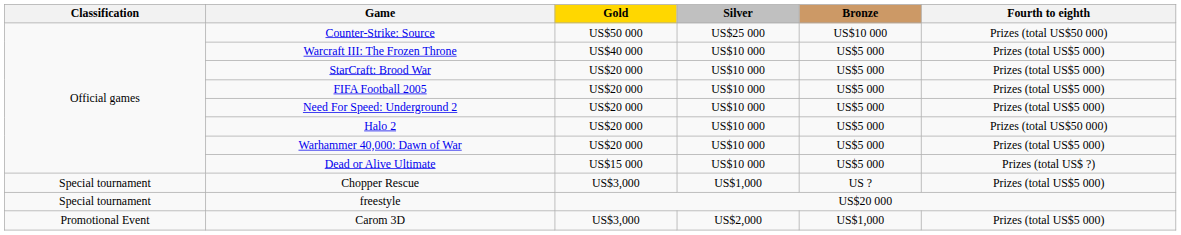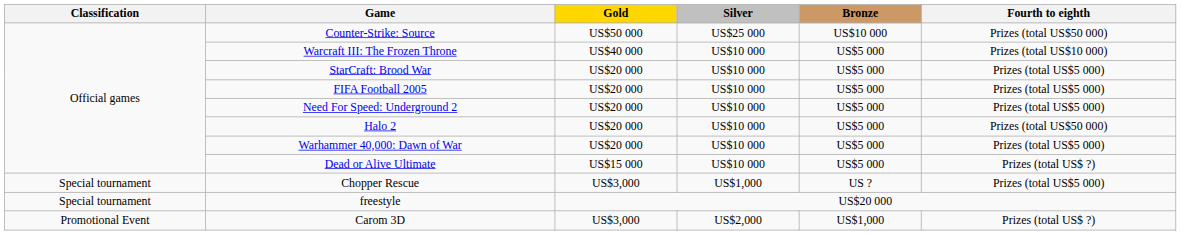(1049, 51) Prizes (total US$5 000) -> (1049, 51) Prizes (total US$10 000)
(1049, 220) Prizes (total US$5 000) -> (1049, 220) Prizes (total US$ ?)
